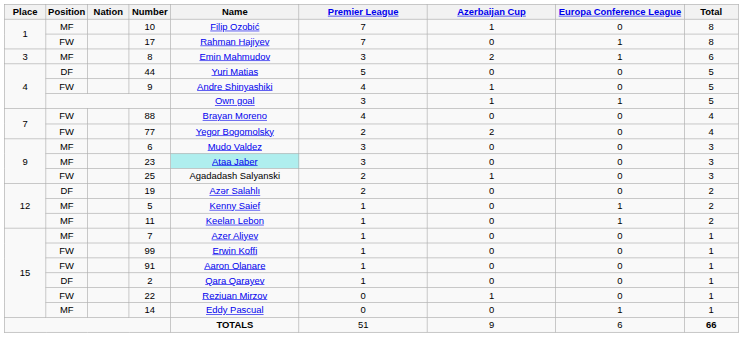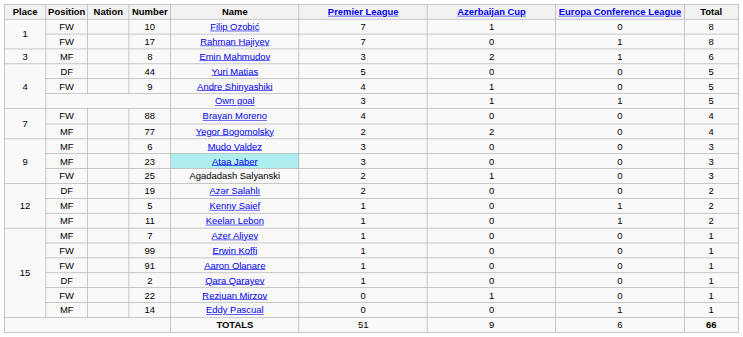(67, 27) MF -> (67, 27) FW
(67, 131) FW -> (67, 131) MF
